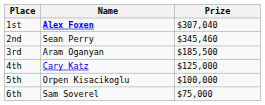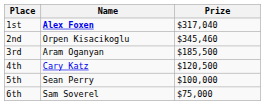(197, 25) $307,040 -> (197, 25) $317,040
(68, 39) Sean Perry -> (86, 39) Orpen Kisacikoglu
(197, 66) $125,000 -> (197, 66) $120,500
(86, 80) Orpen Kisacikoglu -> (68, 80) Sean Perry
